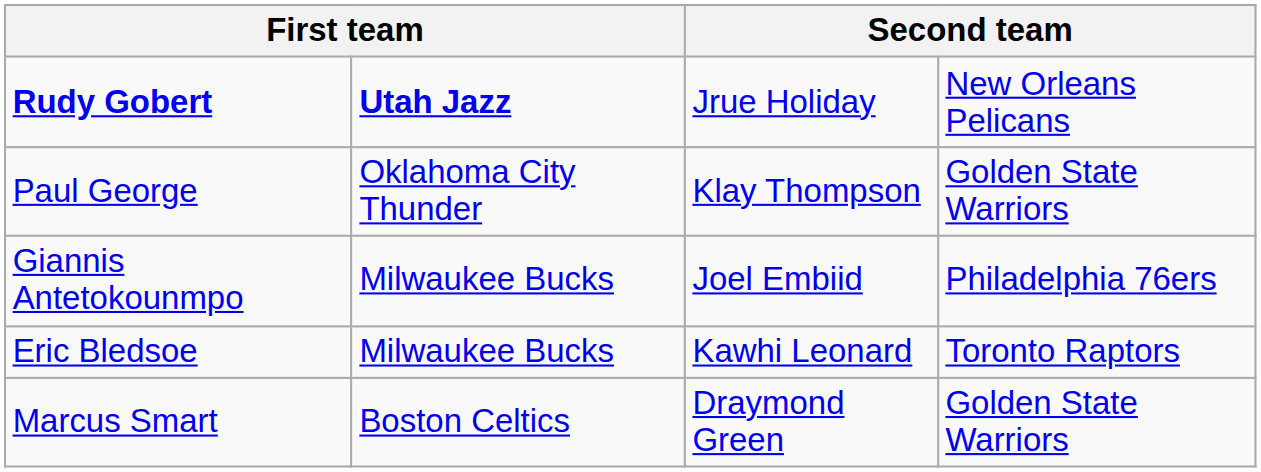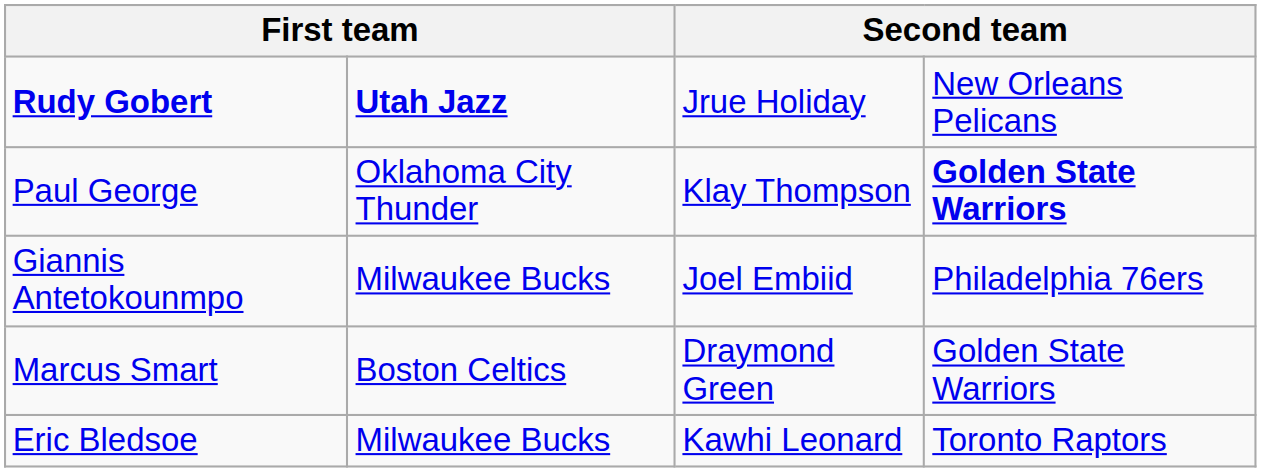(1042, 190) normal -> (1034, 190) bold
rows swapped: (115, 421) <-> (105, 350)
